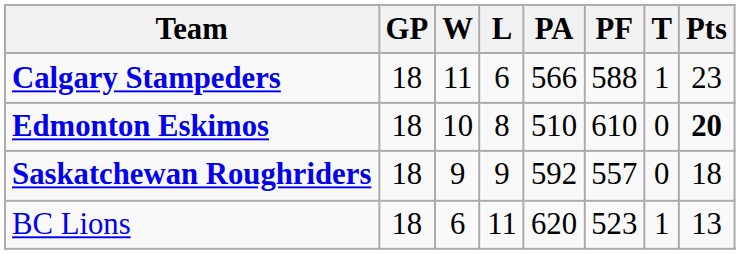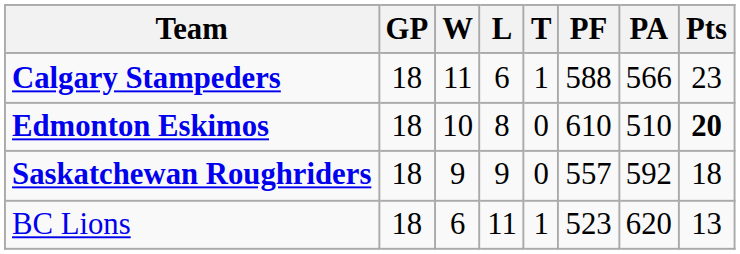columns swapped: (662, 28) <-> (554, 28)
